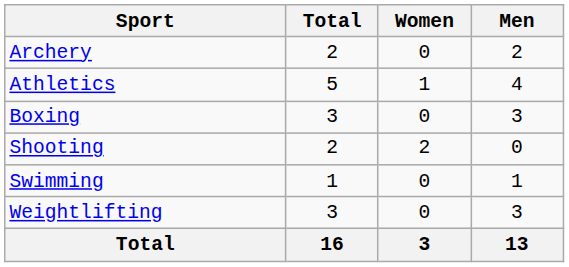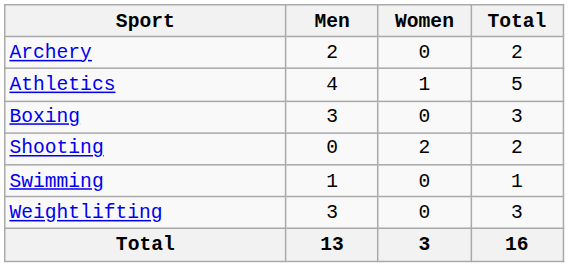columns swapped: (517, 21) <-> (332, 21)
